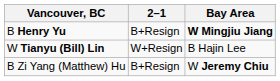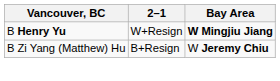(155, 31) B+Resign -> (157, 31) W+Resign
- row: (56, 48)
